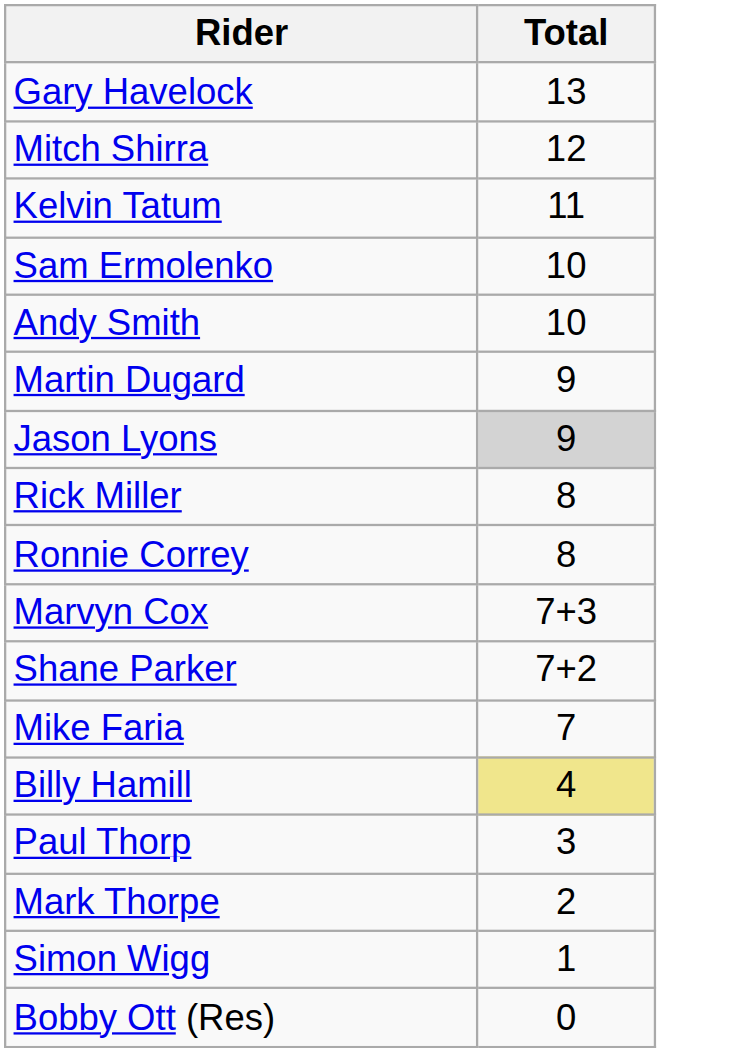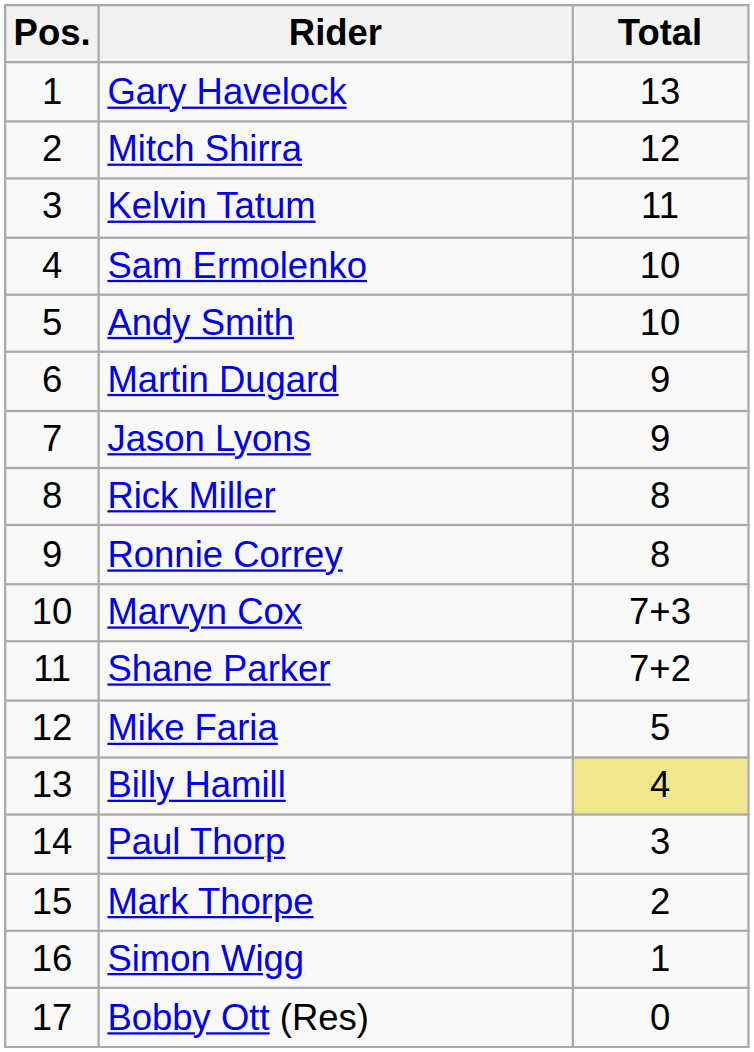+ column: (52, 33)
(566, 438) lightgrey background -> (660, 438) no background
(566, 727) 7 -> (660, 727) 5
